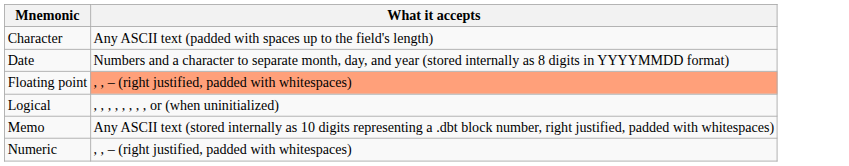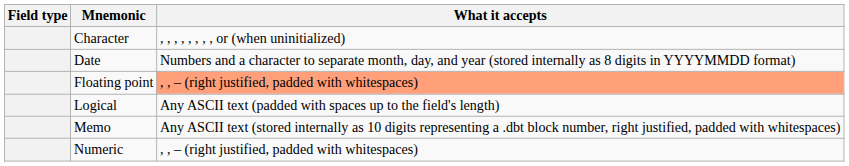+ column: (38, 15)
(263, 37) Any ASCII text (padded with spaces up to the field's length) -> (253, 37) , , , , , , , , or (when uninitialized)
(186, 104) , , , , , , , , or (when uninitialized) -> (330, 104) Any ASCII text (padded with spaces up to the field's length)
